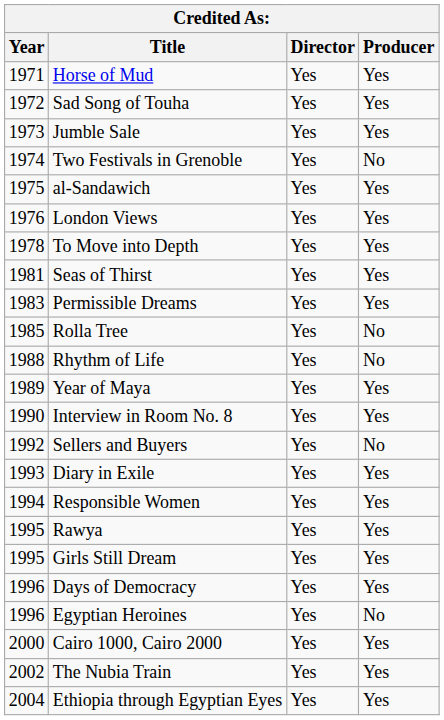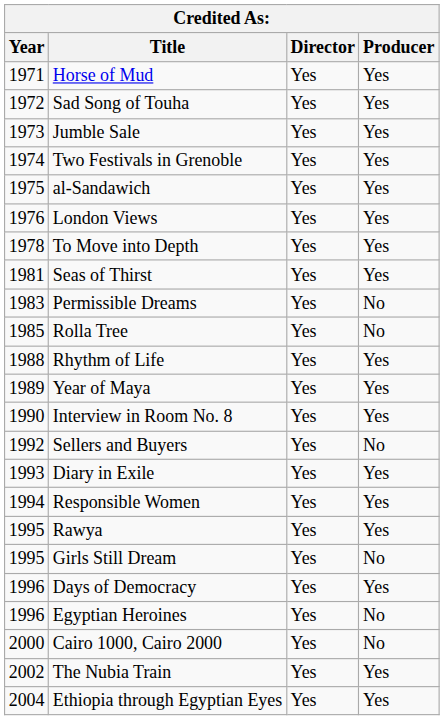(374, 160) No -> (376, 160) Yes
(376, 302) Yes -> (374, 302) No
(374, 359) No -> (376, 359) Yes
(376, 558) Yes -> (374, 558) No
(376, 643) Yes -> (374, 643) No
